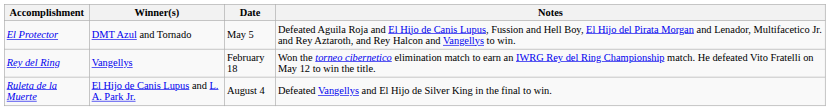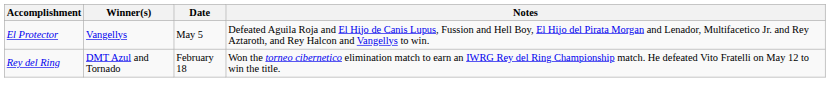(141, 35) DMT Azul and Tornado -> (107, 35) Vangellys
(112, 63) Vangellys -> (117, 63) DMT Azul and Tornado
- row: (32, 91)
